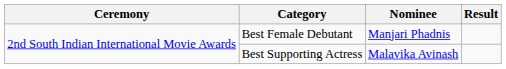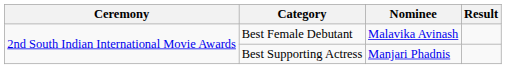(409, 34) Manjari Phadnis -> (413, 34) Malavika Avinash
(413, 53) Malavika Avinash -> (409, 53) Manjari Phadnis
